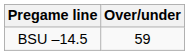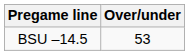(142, 38) 59 -> (142, 38) 53
